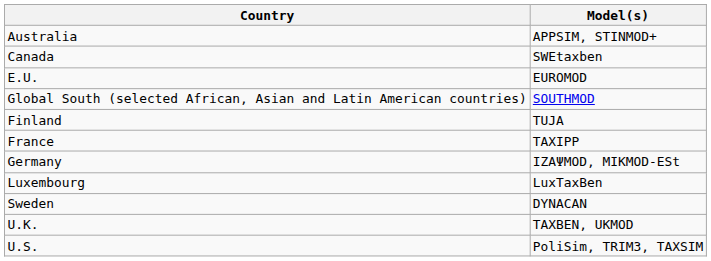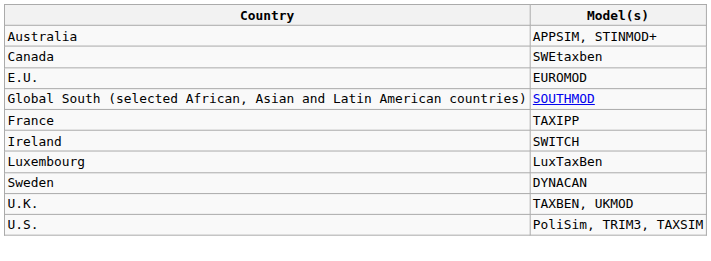- row: (35, 120)
- row: (35, 162)
+ row: (35, 141)
